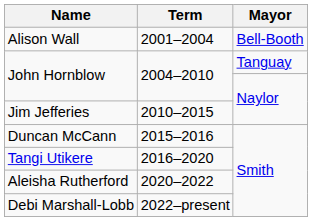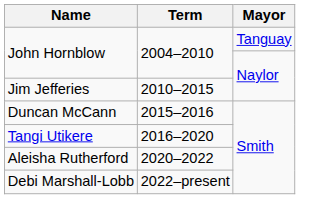- row: (44, 39)
